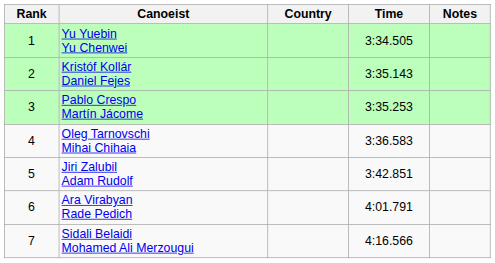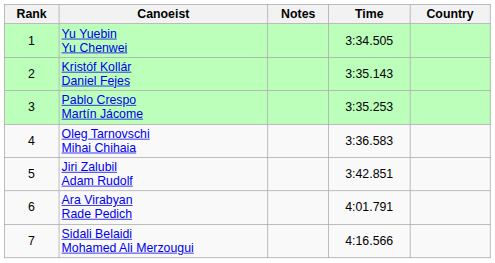columns swapped: (308, 14) <-> (460, 14)
